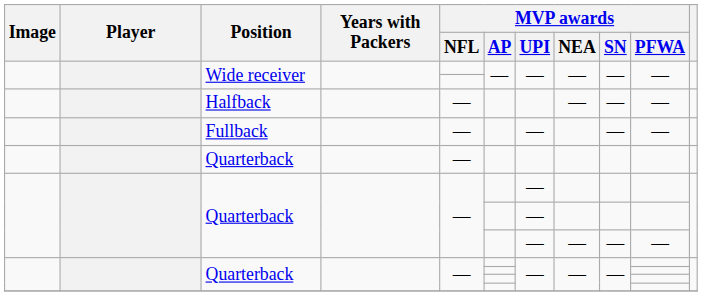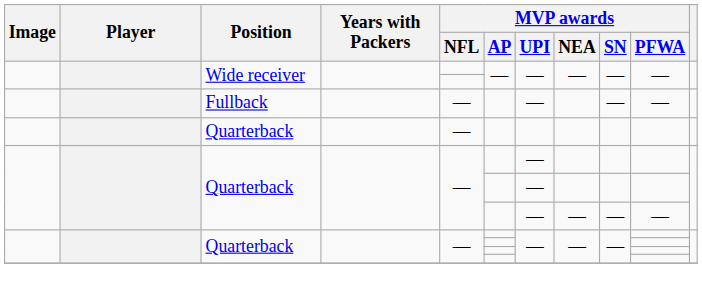- row: (32, 103)
